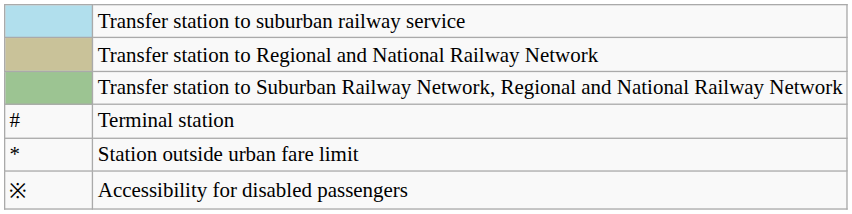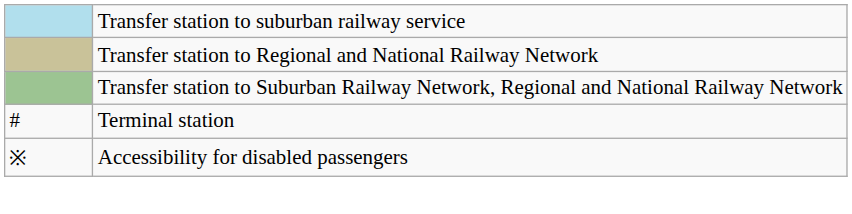- row: (228, 154)
